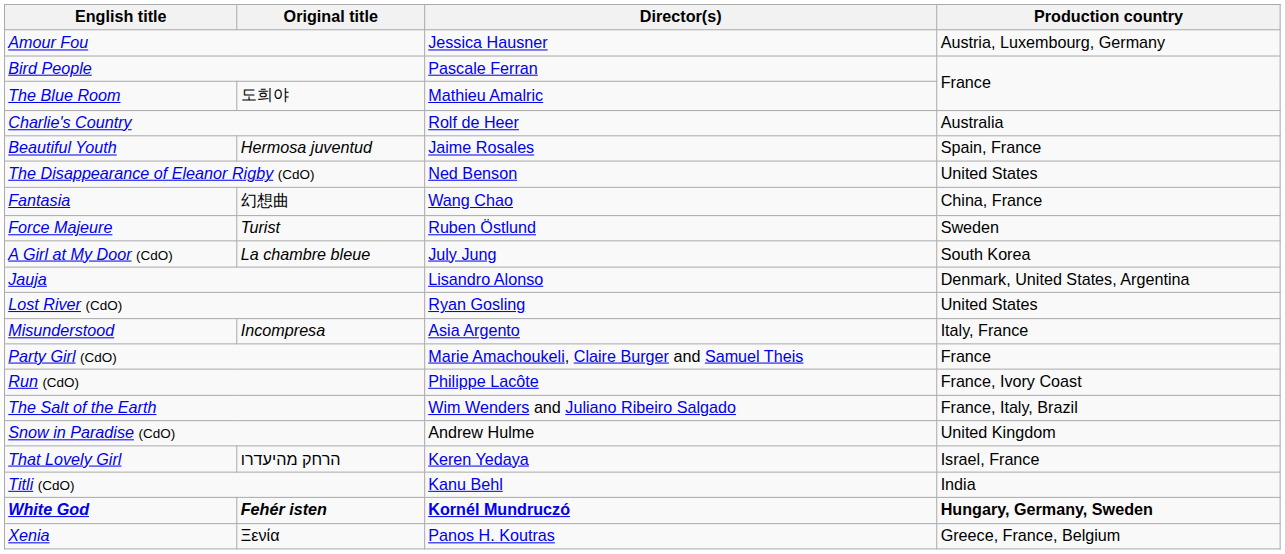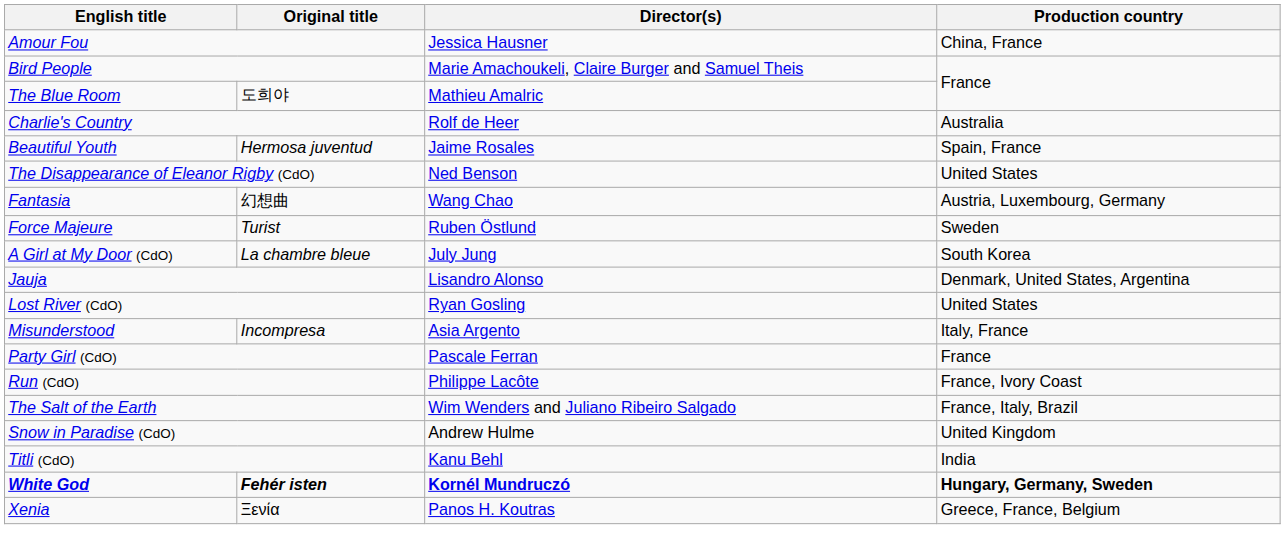(1053, 42) Austria, Luxembourg, Germany -> (991, 42) China, France
(483, 68) Pascale Ferran -> (616, 68) Marie Amachoukeli, Claire Burger and Samuel Theis
(991, 201) China, France -> (1053, 201) Austria, Luxembourg, Germany
(616, 356) Marie Amachoukeli, Claire Burger and Samuel Theis -> (483, 356) Pascale Ferran
- row: (65, 459)
